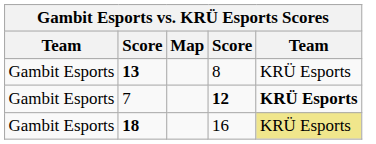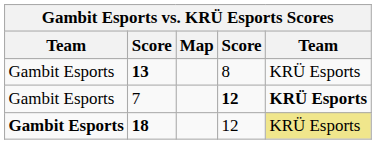(61, 125) normal -> (66, 125) bold
(220, 125) 16 -> (230, 125) 12
